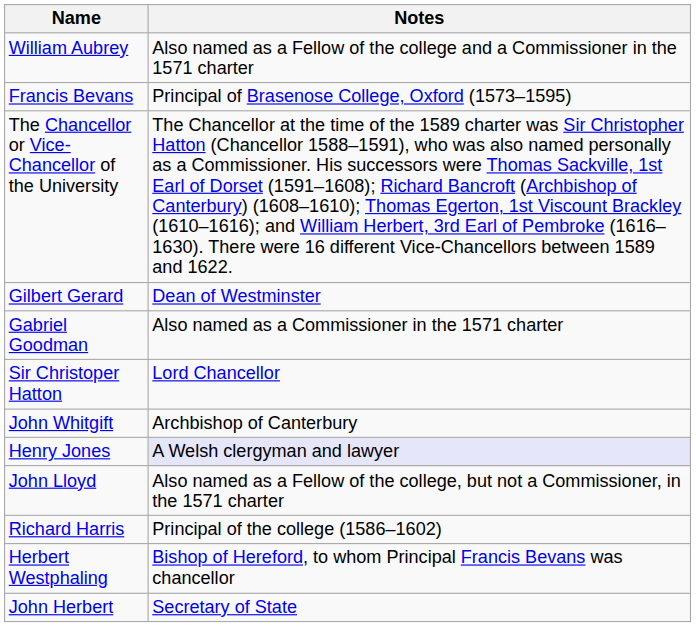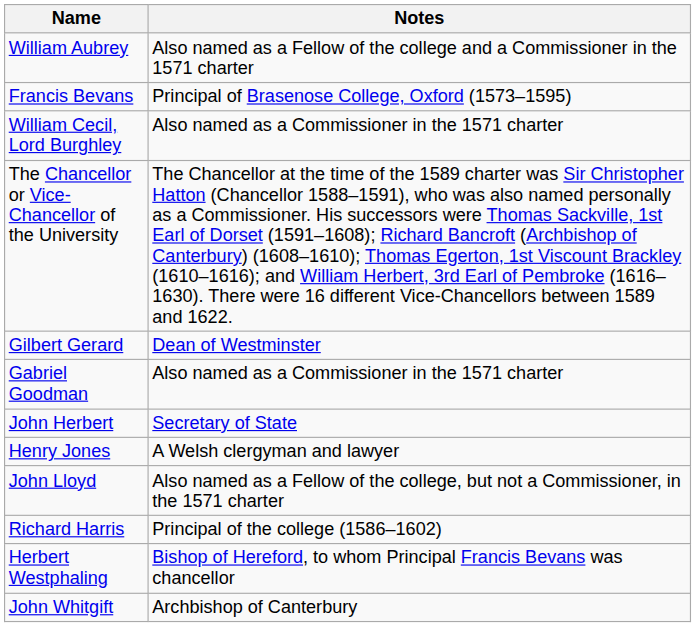+ row: (65, 135)
- row: (64, 384)
rows swapped: (61, 607) <-> (61, 422)
(276, 451) lavender background -> (276, 451) no background
